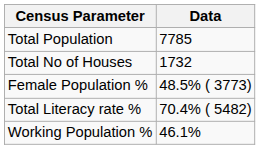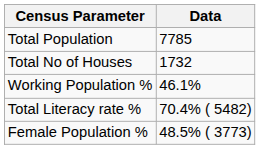rows swapped: (78, 86) <-> (80, 132)
